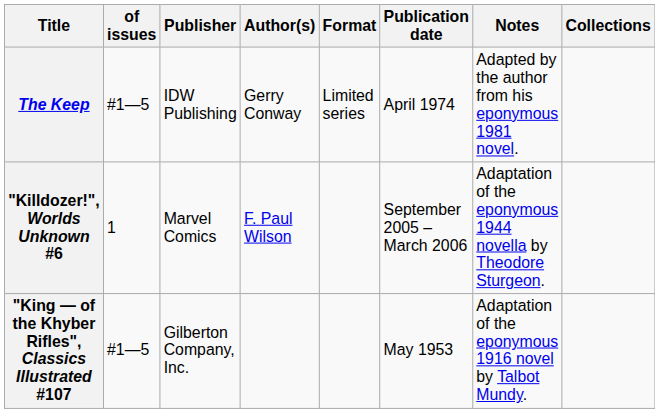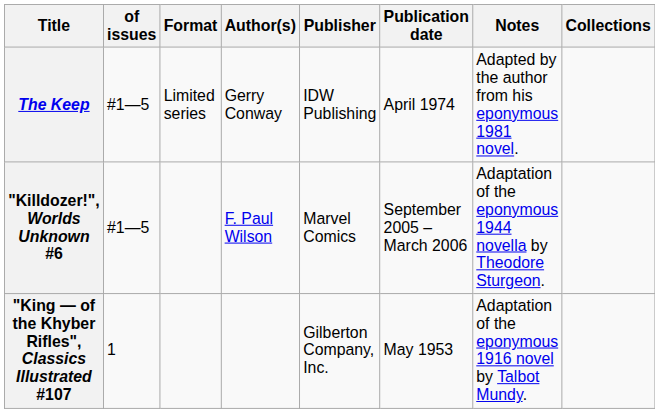columns swapped: (349, 25) <-> (200, 25)
(111, 227) 1 -> (128, 227) #1—5
(128, 350) #1—5 -> (111, 350) 1
